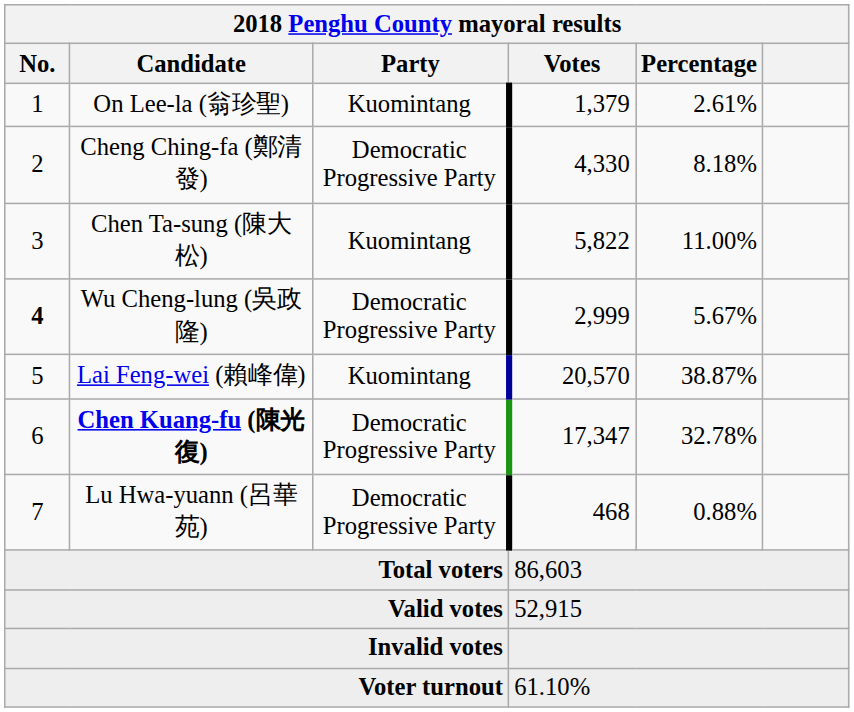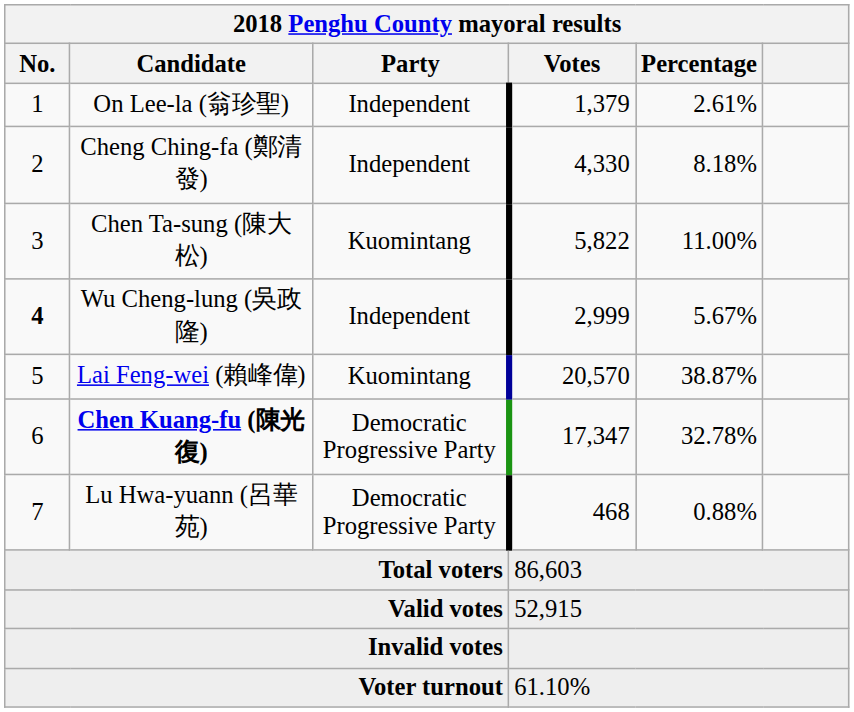(409, 104) Kuomintang -> (409, 104) Independent
(409, 164) Democratic Progressive Party -> (409, 164) Independent
(409, 316) Democratic Progressive Party -> (409, 316) Independent
